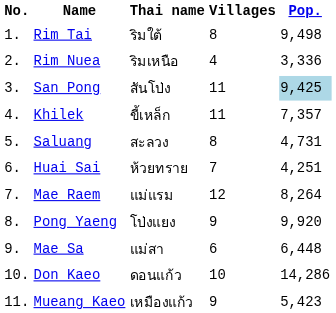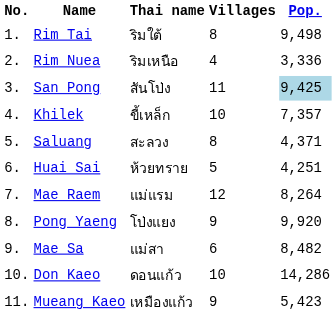(217, 115) 11 -> (217, 115) 10
(301, 142) 4,731 -> (301, 142) 4,371
(213, 169) 7 -> (213, 169) 5
(301, 249) 6,448 -> (301, 249) 8,482
